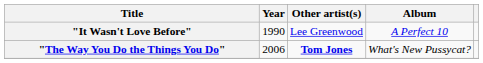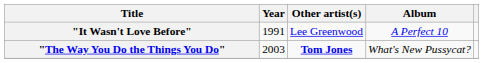(273, 31) 1990 -> (273, 31) 1991
(273, 49) 2006 -> (273, 49) 2003
